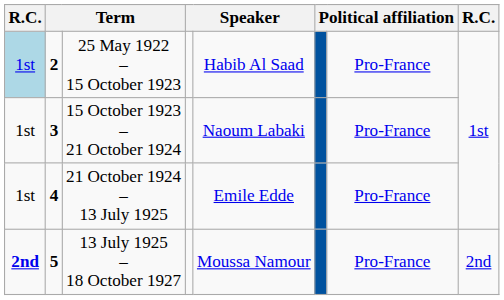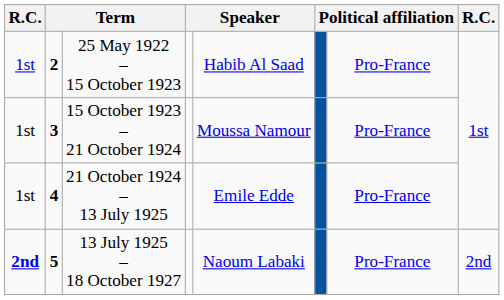(25, 64) lightblue background -> (25, 64) no background
(254, 130) Naoum Labaki -> (254, 130) Moussa Namour
(254, 261) Moussa Namour -> (254, 261) Naoum Labaki
